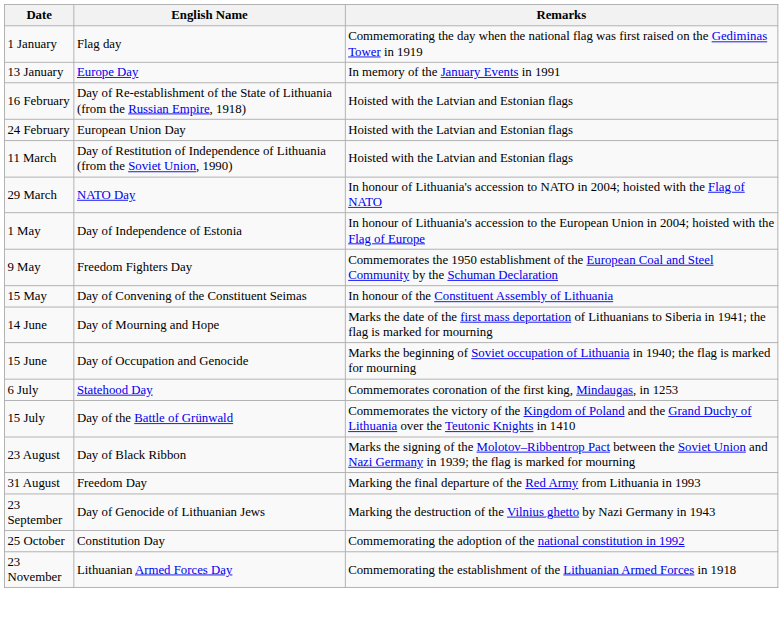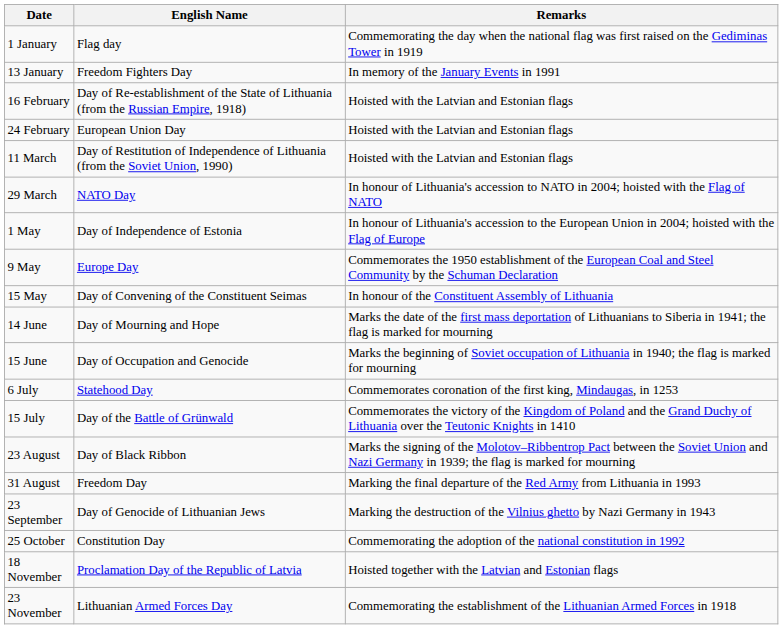(108, 72) Europe Day -> (135, 72) Freedom Fighters Day
(135, 267) Freedom Fighters Day -> (108, 267) Europe Day
+ row: (34, 569)
